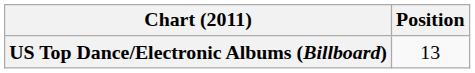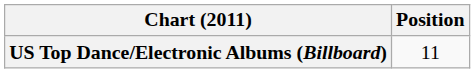(430, 51) 13 -> (430, 51) 11
